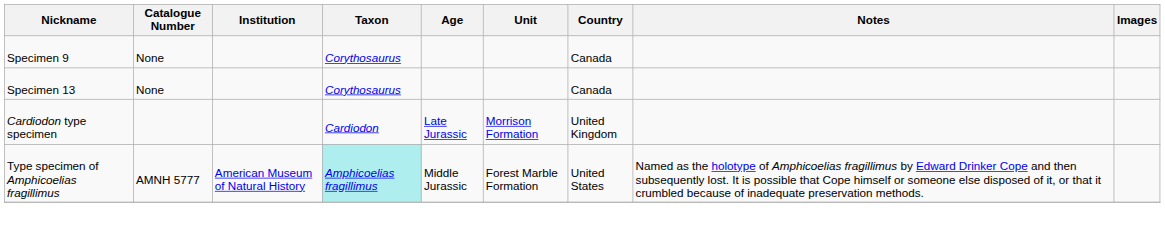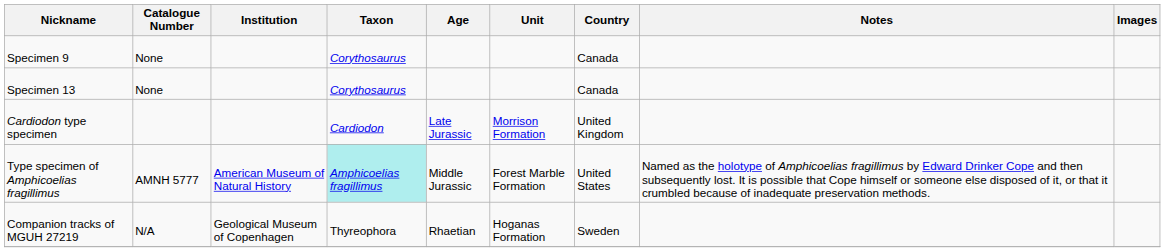+ row: (61, 231)
